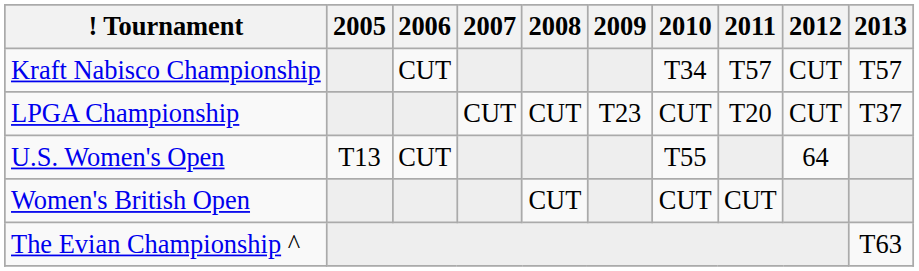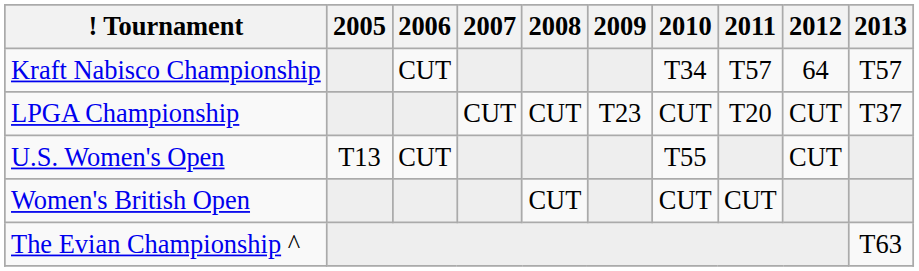(815, 70) CUT -> (815, 70) 64
(815, 157) 64 -> (815, 157) CUT
